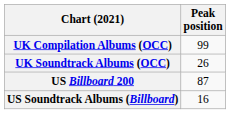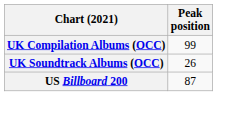- row: (93, 99)
